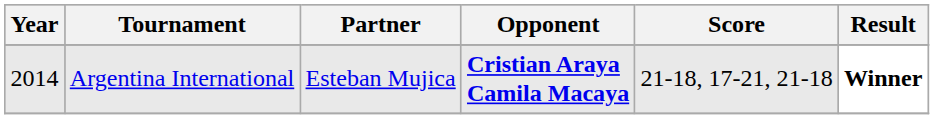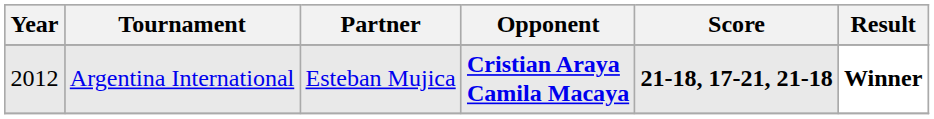(35, 78) 2014 -> (35, 78) 2012
(737, 78) normal -> (737, 78) bold
